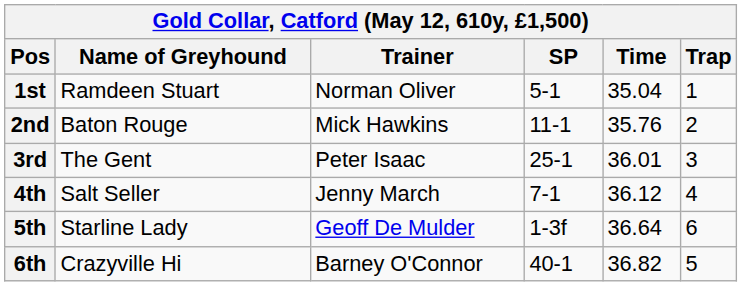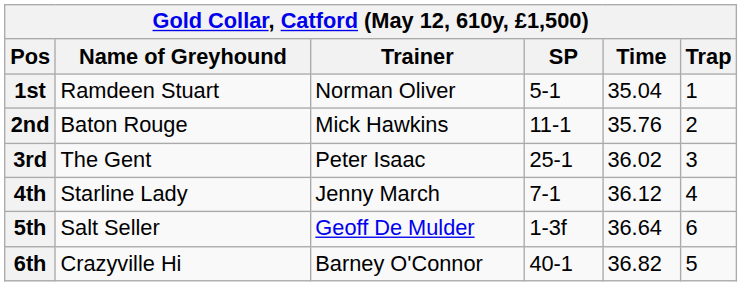(635, 159) 36.01 -> (635, 159) 36.02
(110, 194) Salt Seller -> (124, 194) Starline Lady
(124, 228) Starline Lady -> (110, 228) Salt Seller
